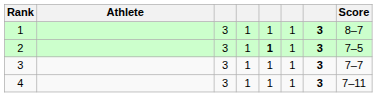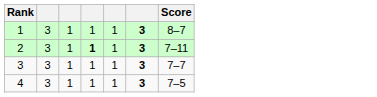- column: (125, 13)
(354, 48) 7–5 -> (176, 48) 7–11
(354, 83) 7–11 -> (176, 83) 7–5
